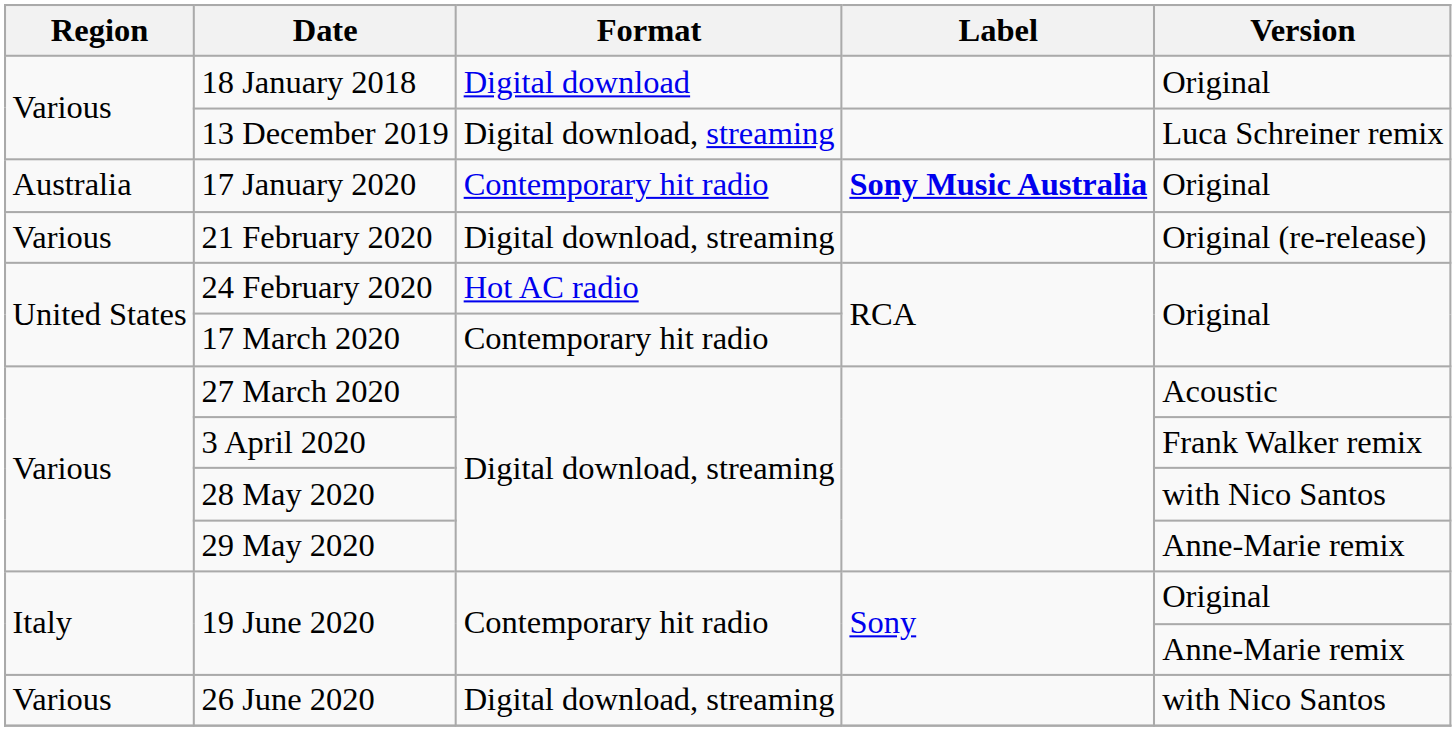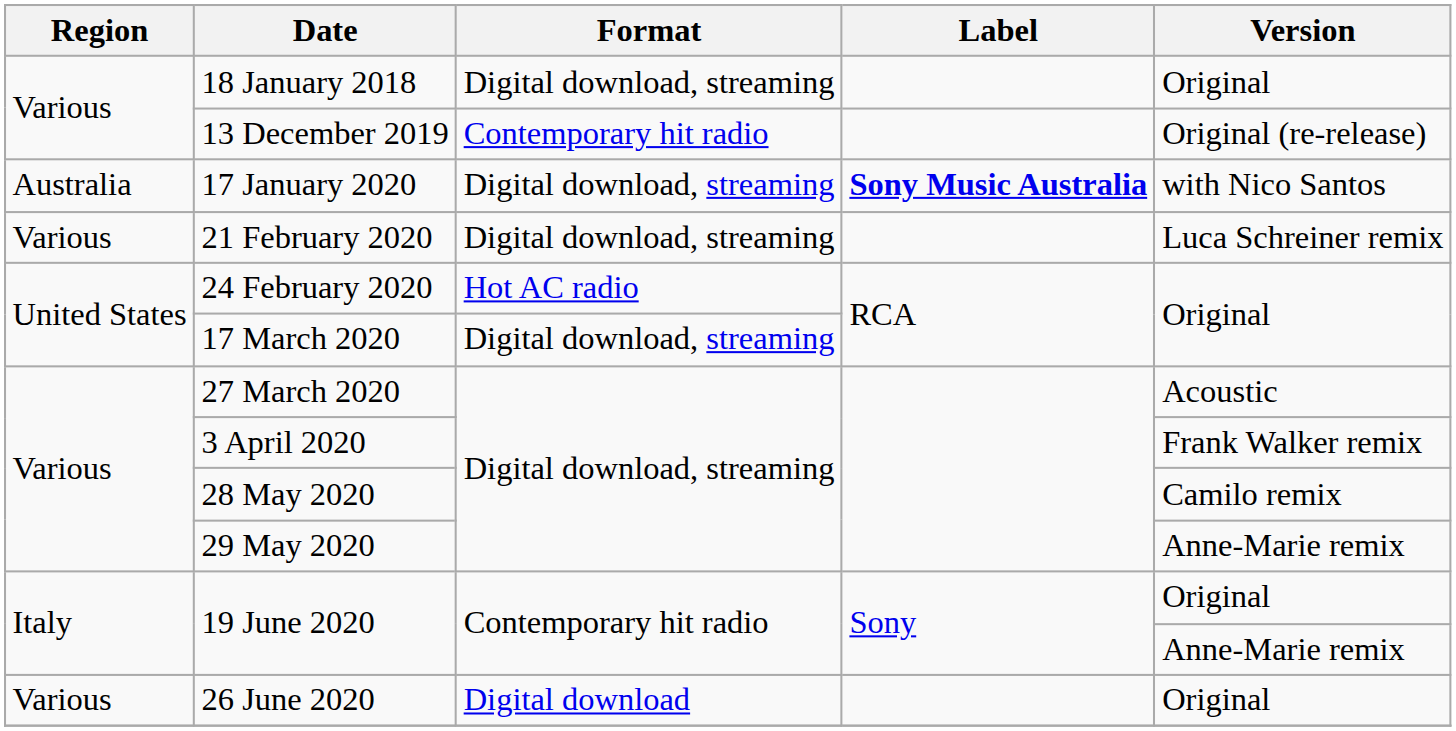(577, 81) Digital download -> (649, 81) Digital download, streaming
(649, 133) Digital download, streaming -> (616, 133) Contemporary hit radio
(1303, 133) Luca Schreiner remix -> (1294, 133) Original (re-release)
(616, 184) Contemporary hit radio -> (649, 184) Digital download, streaming
(1216, 184) Original -> (1274, 184) with Nico Santos
(1294, 236) Original (re-release) -> (1303, 236) Luca Schreiner remix
(616, 339) Contemporary hit radio -> (649, 339) Digital download, streaming
(1274, 493) with Nico Santos -> (1252, 493) Camilo remix
(649, 699) Digital download, streaming -> (577, 699) Digital download
(1274, 699) with Nico Santos -> (1216, 699) Original
